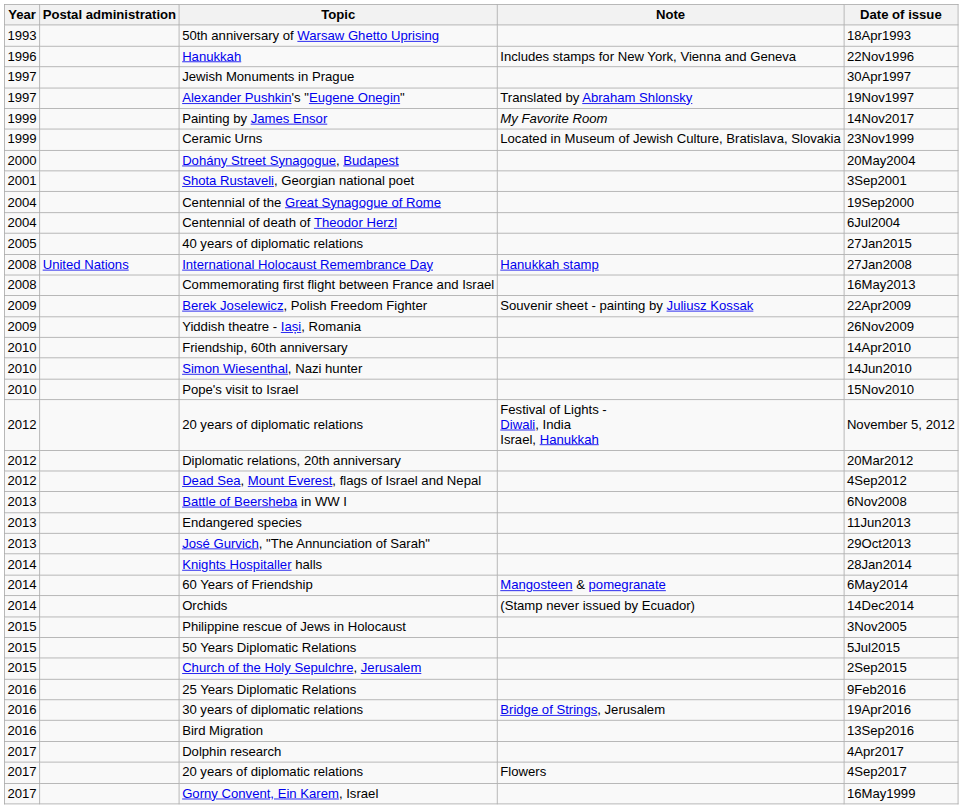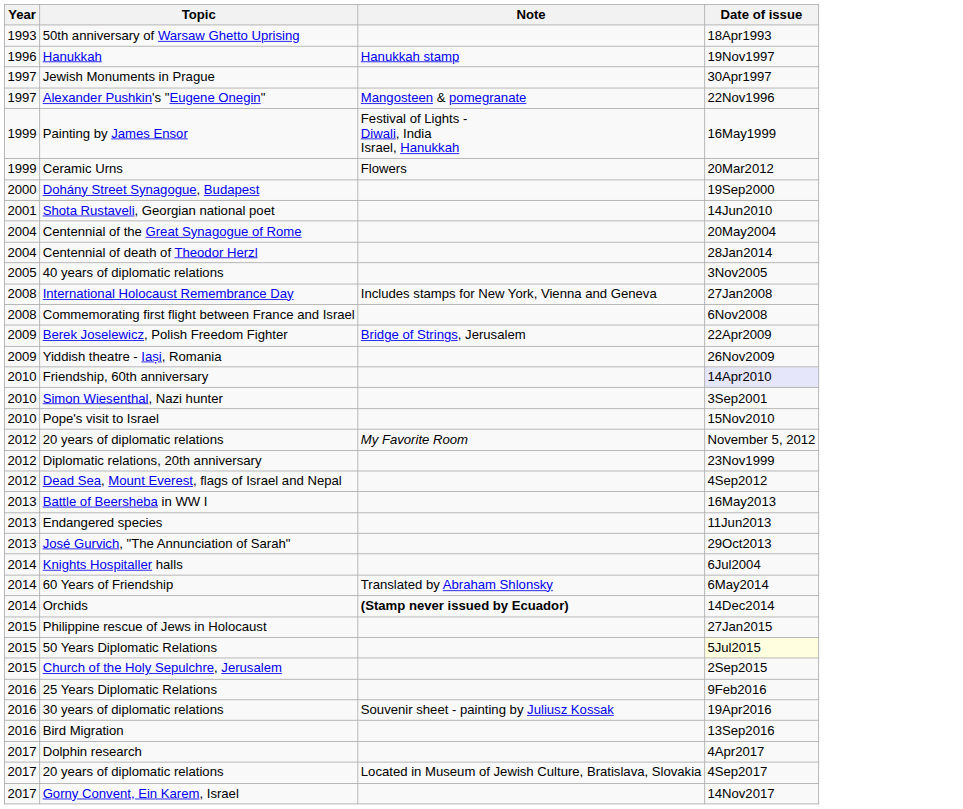- column: (109, 14)
(648, 56) Includes stamps for New York, Vienna and Geneva -> (410, 56) Hanukkah stamp
(880, 56) 22Nov1996 -> (741, 56) 19Nov1997
(596, 98) Translated by Abraham Shlonsky -> (444, 98) Mangosteen & pomegranate
(880, 98) 19Nov1997 -> (741, 98) 22Nov1996
(554, 118) My Favorite Room -> (414, 133) Festival of Lights - Diwali, India Israel, Hanukkah
(880, 118) 14Nov2017 -> (742, 133) 16May1999
(671, 139) Located in Museum of Jewish Culture, Bratislava, Slovakia -> (384, 169) Flowers
(880, 139) 23Nov1999 -> (741, 169) 20Mar2012
(881, 160) 20May2004 -> (741, 190) 19Sep2000
(877, 181) 3Sep2001 -> (740, 210) 14Jun2010
(880, 202) 19Sep2000 -> (742, 231) 20May2004
(874, 222) 6Jul2004 -> (740, 252) 28Jan2014
(879, 243) 27Jan2015 -> (737, 273) 3Nov2005
(550, 264) Hanukkah stamp -> (509, 294) Includes stamps for New York, Vienna and Geneva
(881, 285) 16May2013 -> (737, 314) 6Nov2008
(627, 306) Souvenir sheet - painting by Juliusz Kossak -> (443, 335) Bridge of Strings, Jerusalem
(879, 347) no background -> (740, 377) lavender background
(879, 368) 14Jun2010 -> (737, 398) 3Sep2001
(554, 425) Festival of Lights - Diwali, India Israel, Hanukkah -> (414, 439) My Favorite Room
(880, 460) 20Mar2012 -> (741, 460) 23Nov1999
(877, 502) 6Nov2008 -> (742, 502) 16May2013
(879, 564) 28Jan2014 -> (734, 564) 6Jul2004
(583, 585) Mangosteen & pomegranate -> (457, 585) Translated by Abraham Shlonsky
(598, 606) normal -> (465, 606) bold
(877, 627) 3Nov2005 -> (740, 627) 27Jan2015
(874, 647) no background -> (734, 647) lightyellow background
(583, 710) Bridge of Strings, Jerusalem -> (487, 710) Souvenir sheet - painting by Juliusz Kossak
(523, 772) Flowers -> (531, 772) Located in Museum of Jewish Culture, Bratislava, Slovakia
(881, 793) 16May1999 -> (741, 793) 14Nov2017
